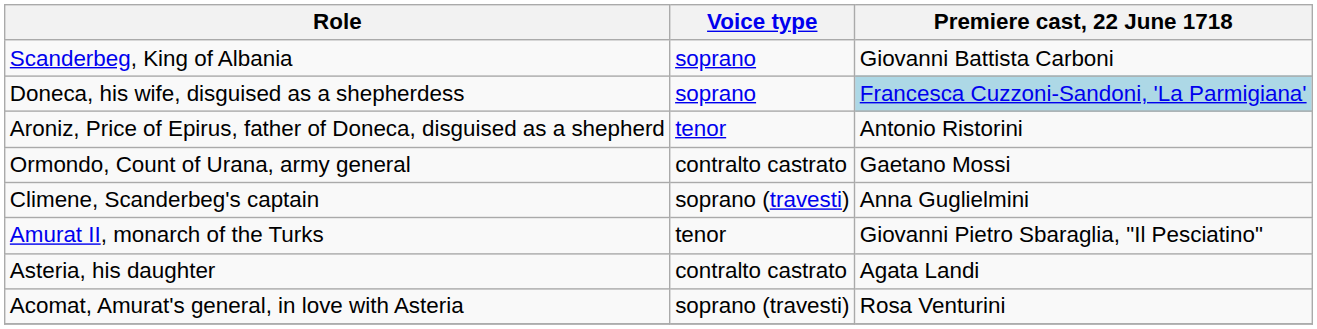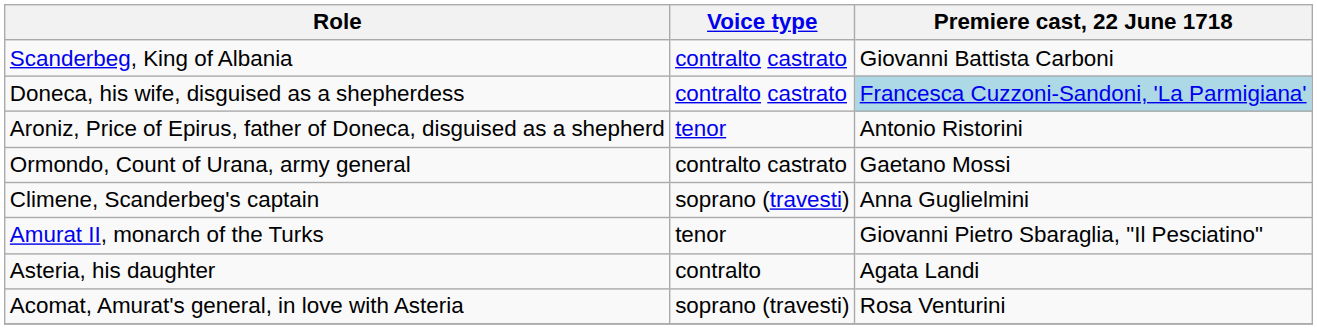(716, 57) soprano -> (761, 57) contralto castrato
(716, 93) soprano -> (761, 93) contralto castrato
(761, 270) contralto castrato -> (718, 270) contralto
